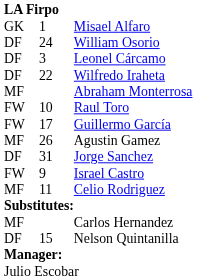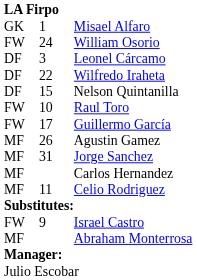(13, 42) DF -> (14, 42) FW
rows swapped: (126, 238) <-> (133, 91)
(13, 157) DF -> (14, 157) MF
rows swapped: (109, 173) <-> (124, 222)
